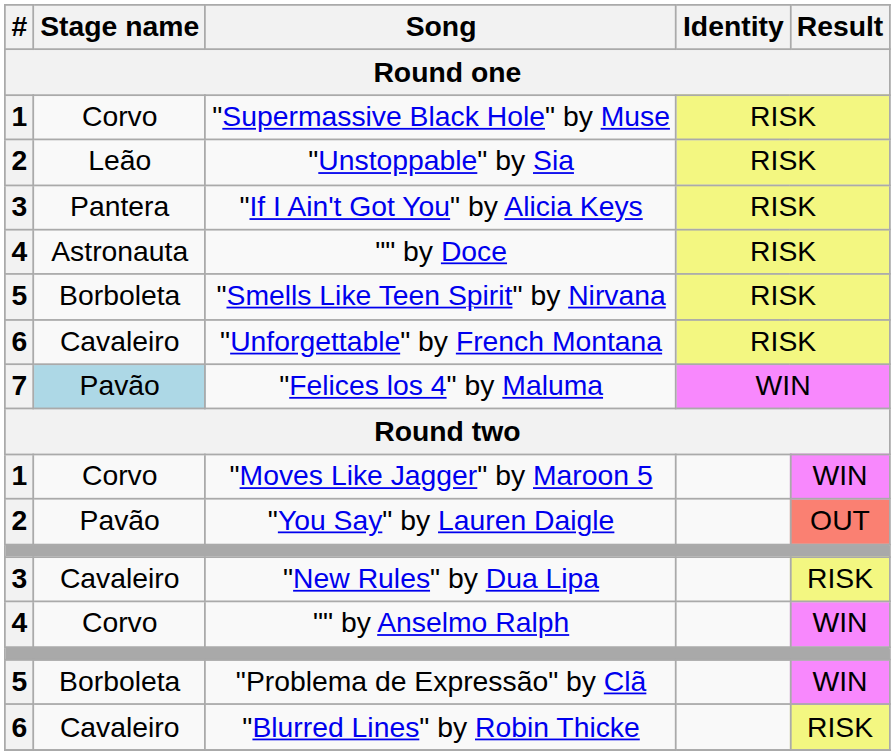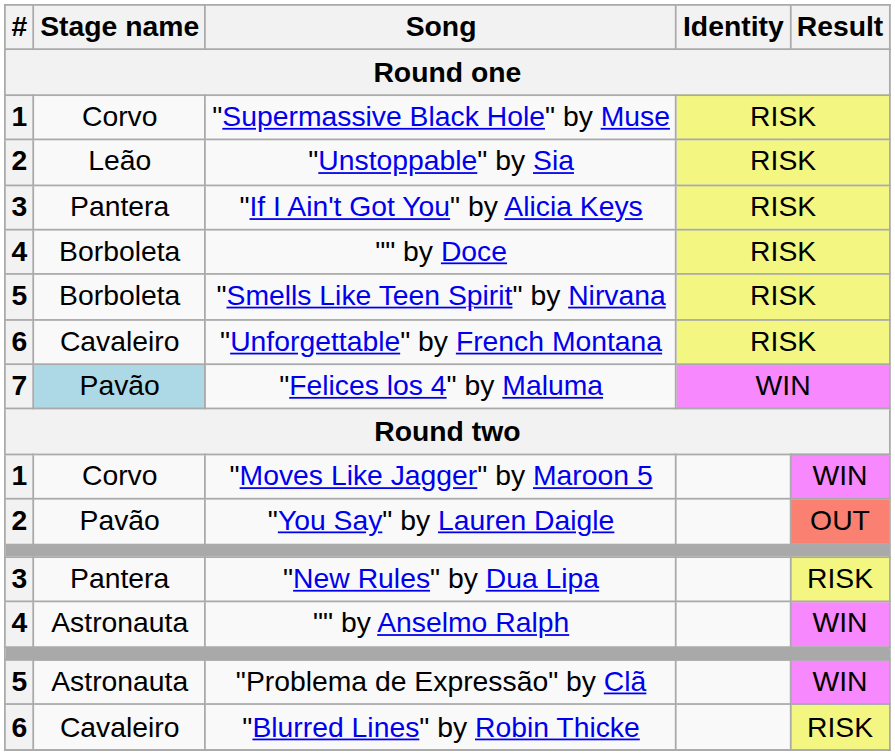(120, 251) Astronauta -> (120, 251) Borboleta
(120, 578) Cavaleiro -> (120, 578) Pantera
(120, 623) Corvo -> (120, 623) Astronauta
(120, 681) Borboleta -> (120, 681) Astronauta
